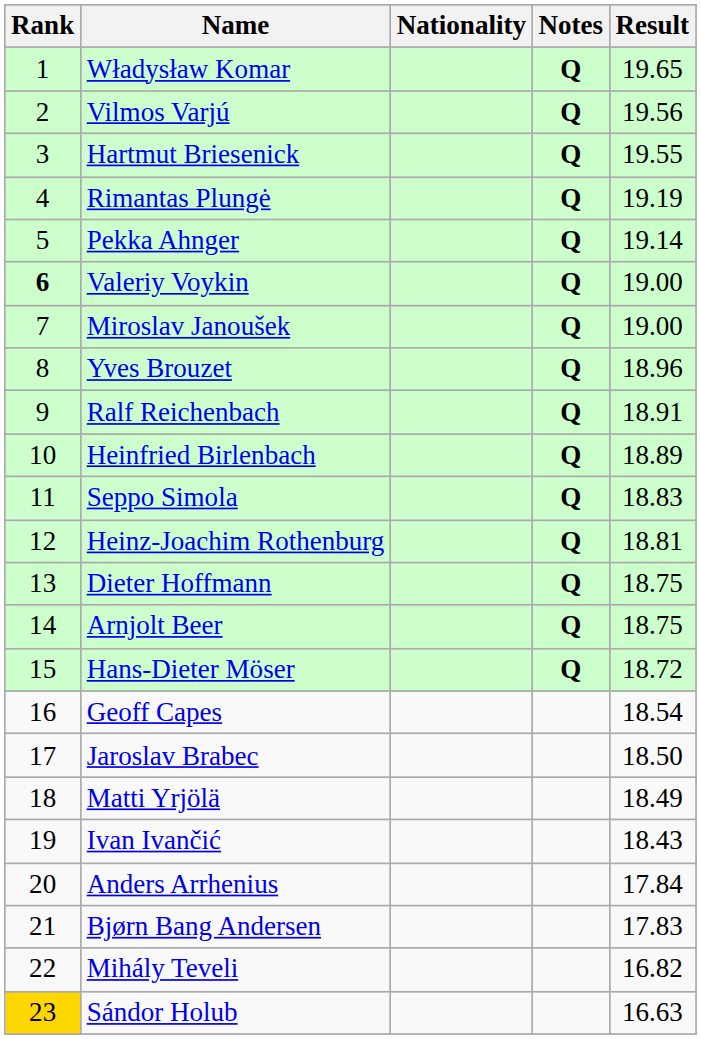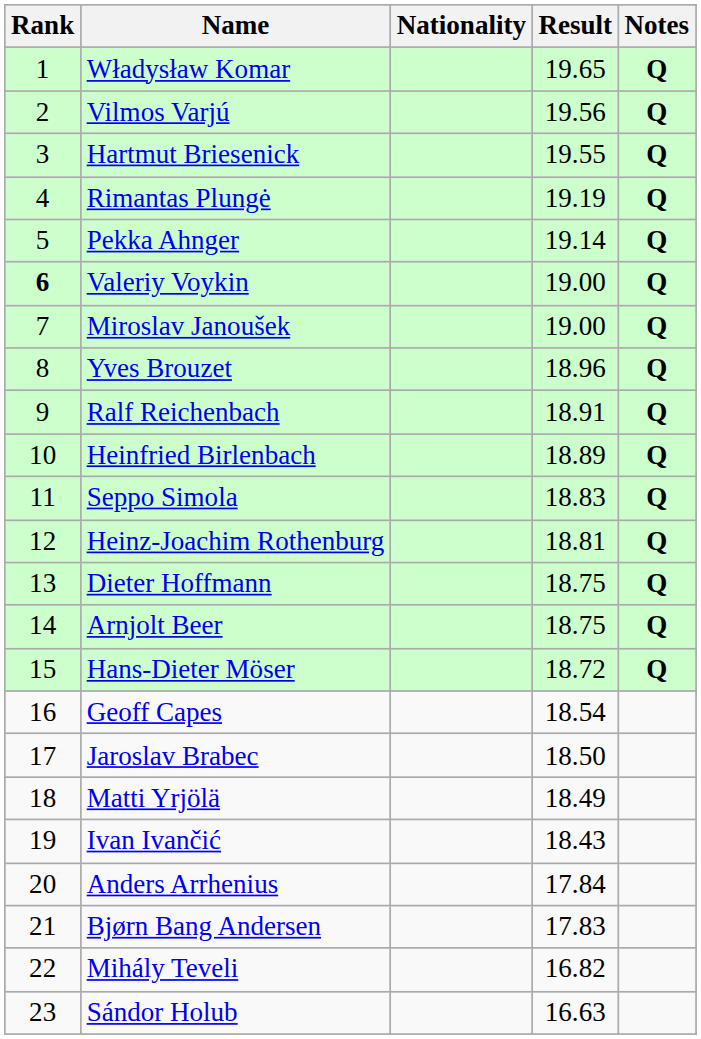columns swapped: (652, 25) <-> (571, 25)
(43, 1012) gold background -> (43, 1012) no background
